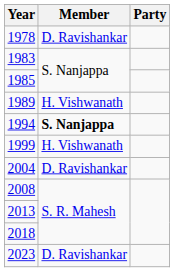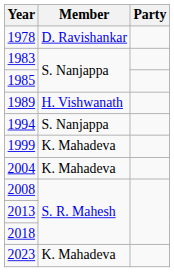(78, 124) bold -> (75, 124) normal
(82, 146) H. Vishwanath -> (79, 146) K. Mahadeva
(84, 168) D. Ravishankar -> (79, 168) K. Mahadeva
(84, 255) D. Ravishankar -> (79, 255) K. Mahadeva
